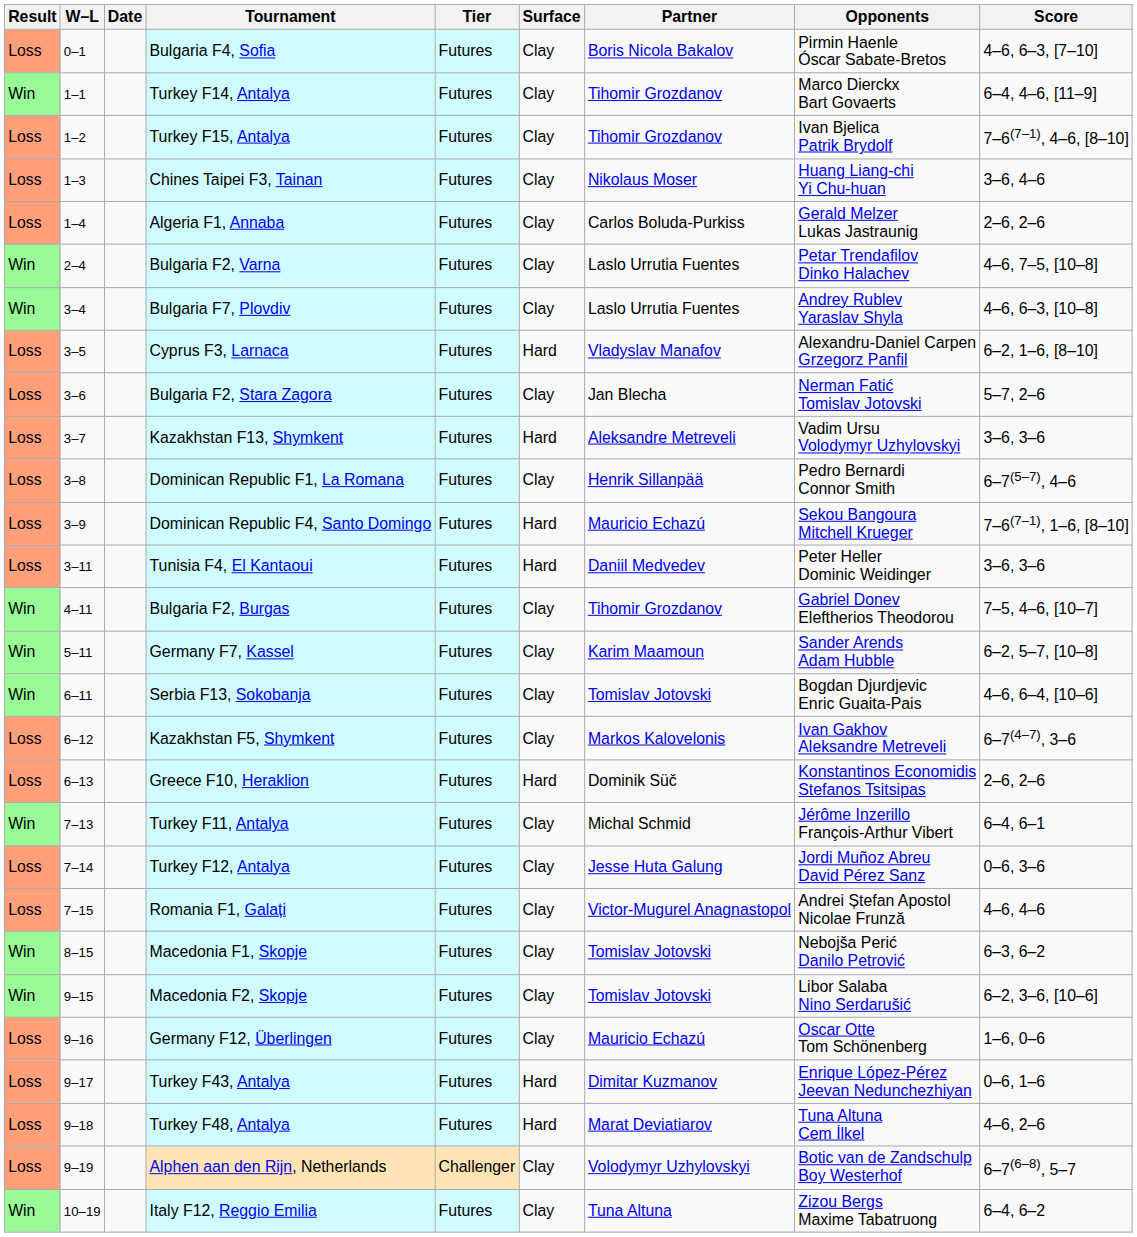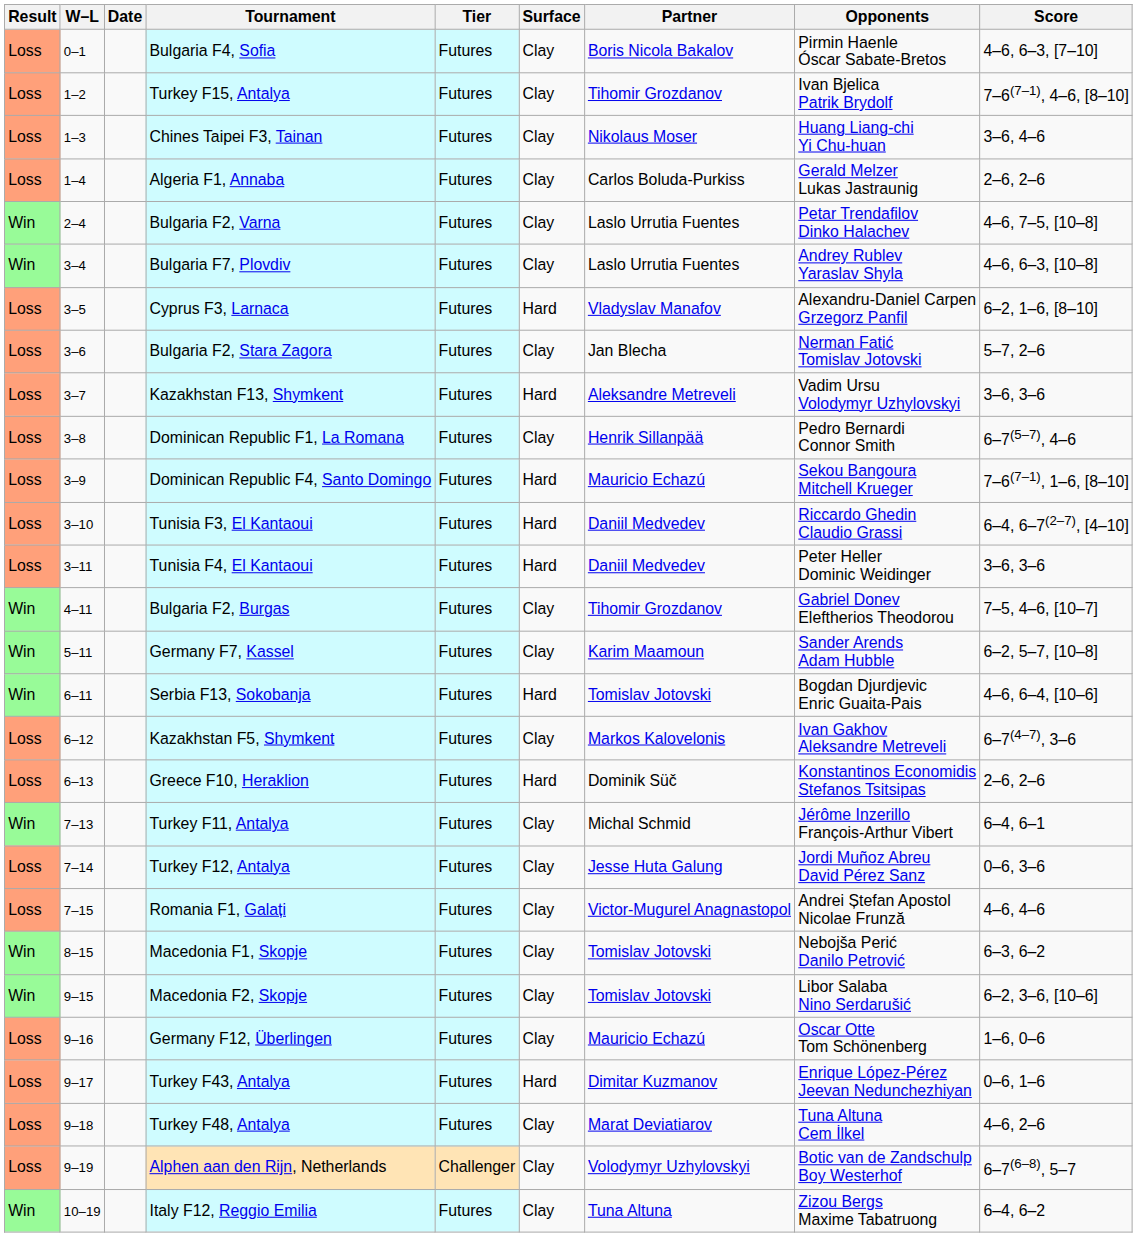- row: (220, 94)
+ row: (231, 523)
(538, 695) Clay -> (540, 695) Hard
(540, 1124) Hard -> (538, 1124) Clay
